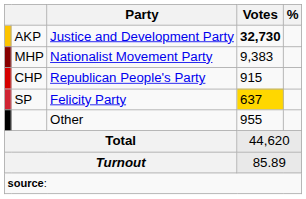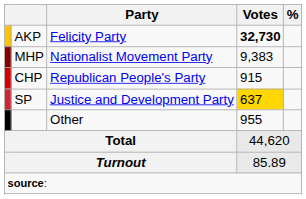(142, 36) Justice and Development Party -> (88, 36) Felicity Party
(88, 99) Felicity Party -> (142, 99) Justice and Development Party
